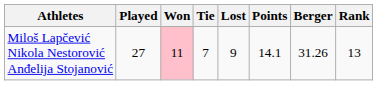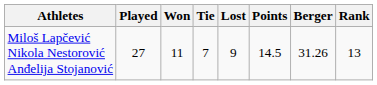(177, 53) pink background -> (177, 53) no background
(270, 53) 14.1 -> (270, 53) 14.5
